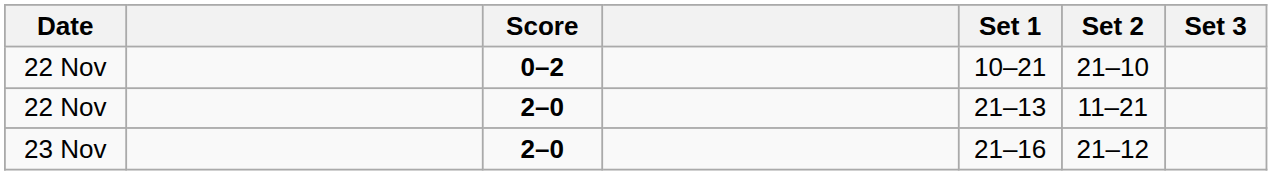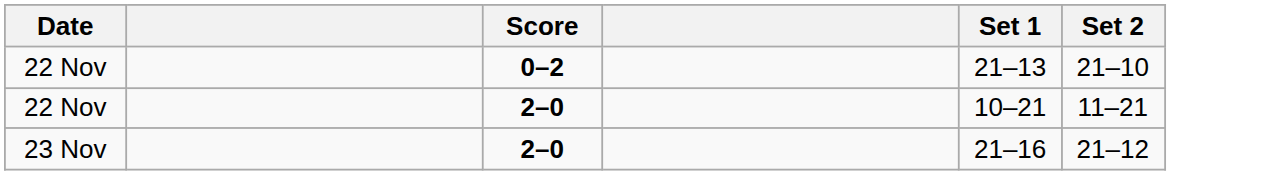- column: (1216, 26)
(1010, 67) 10–21 -> (1010, 67) 21–13
(1010, 108) 21–13 -> (1010, 108) 10–21
